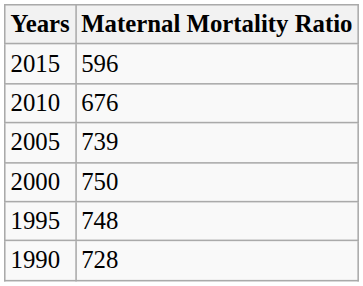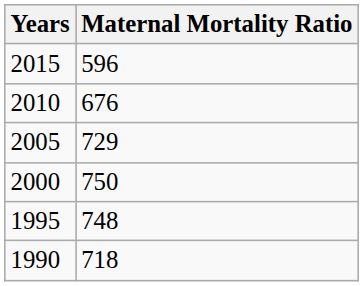(100, 142) 739 -> (100, 142) 729
(100, 260) 728 -> (100, 260) 718
